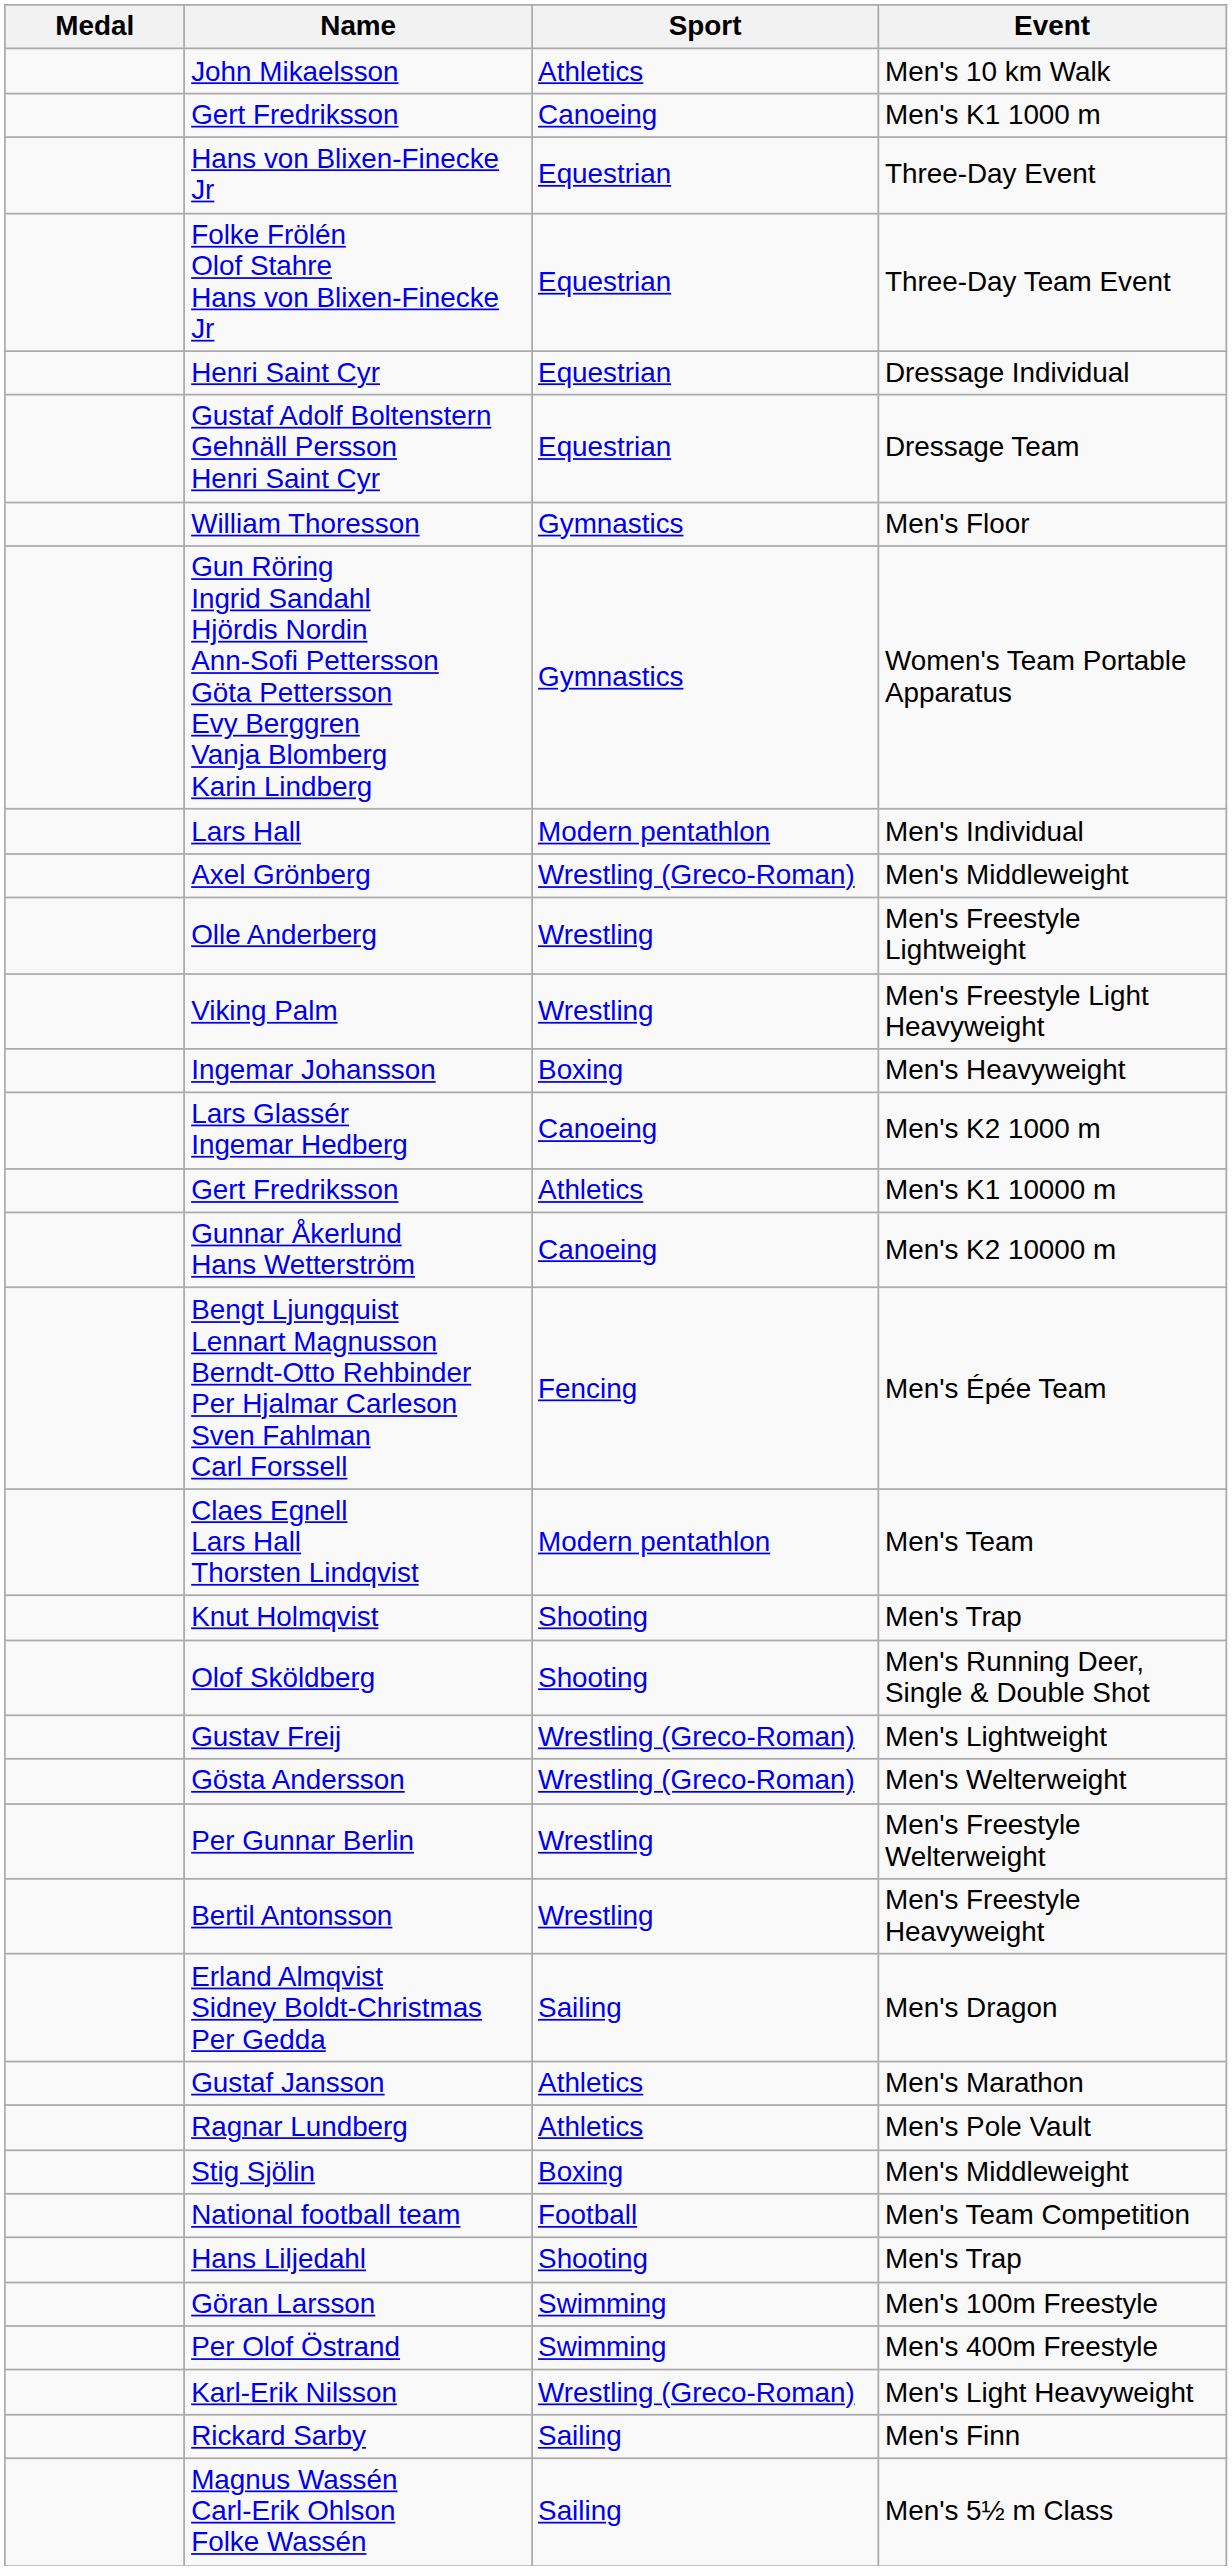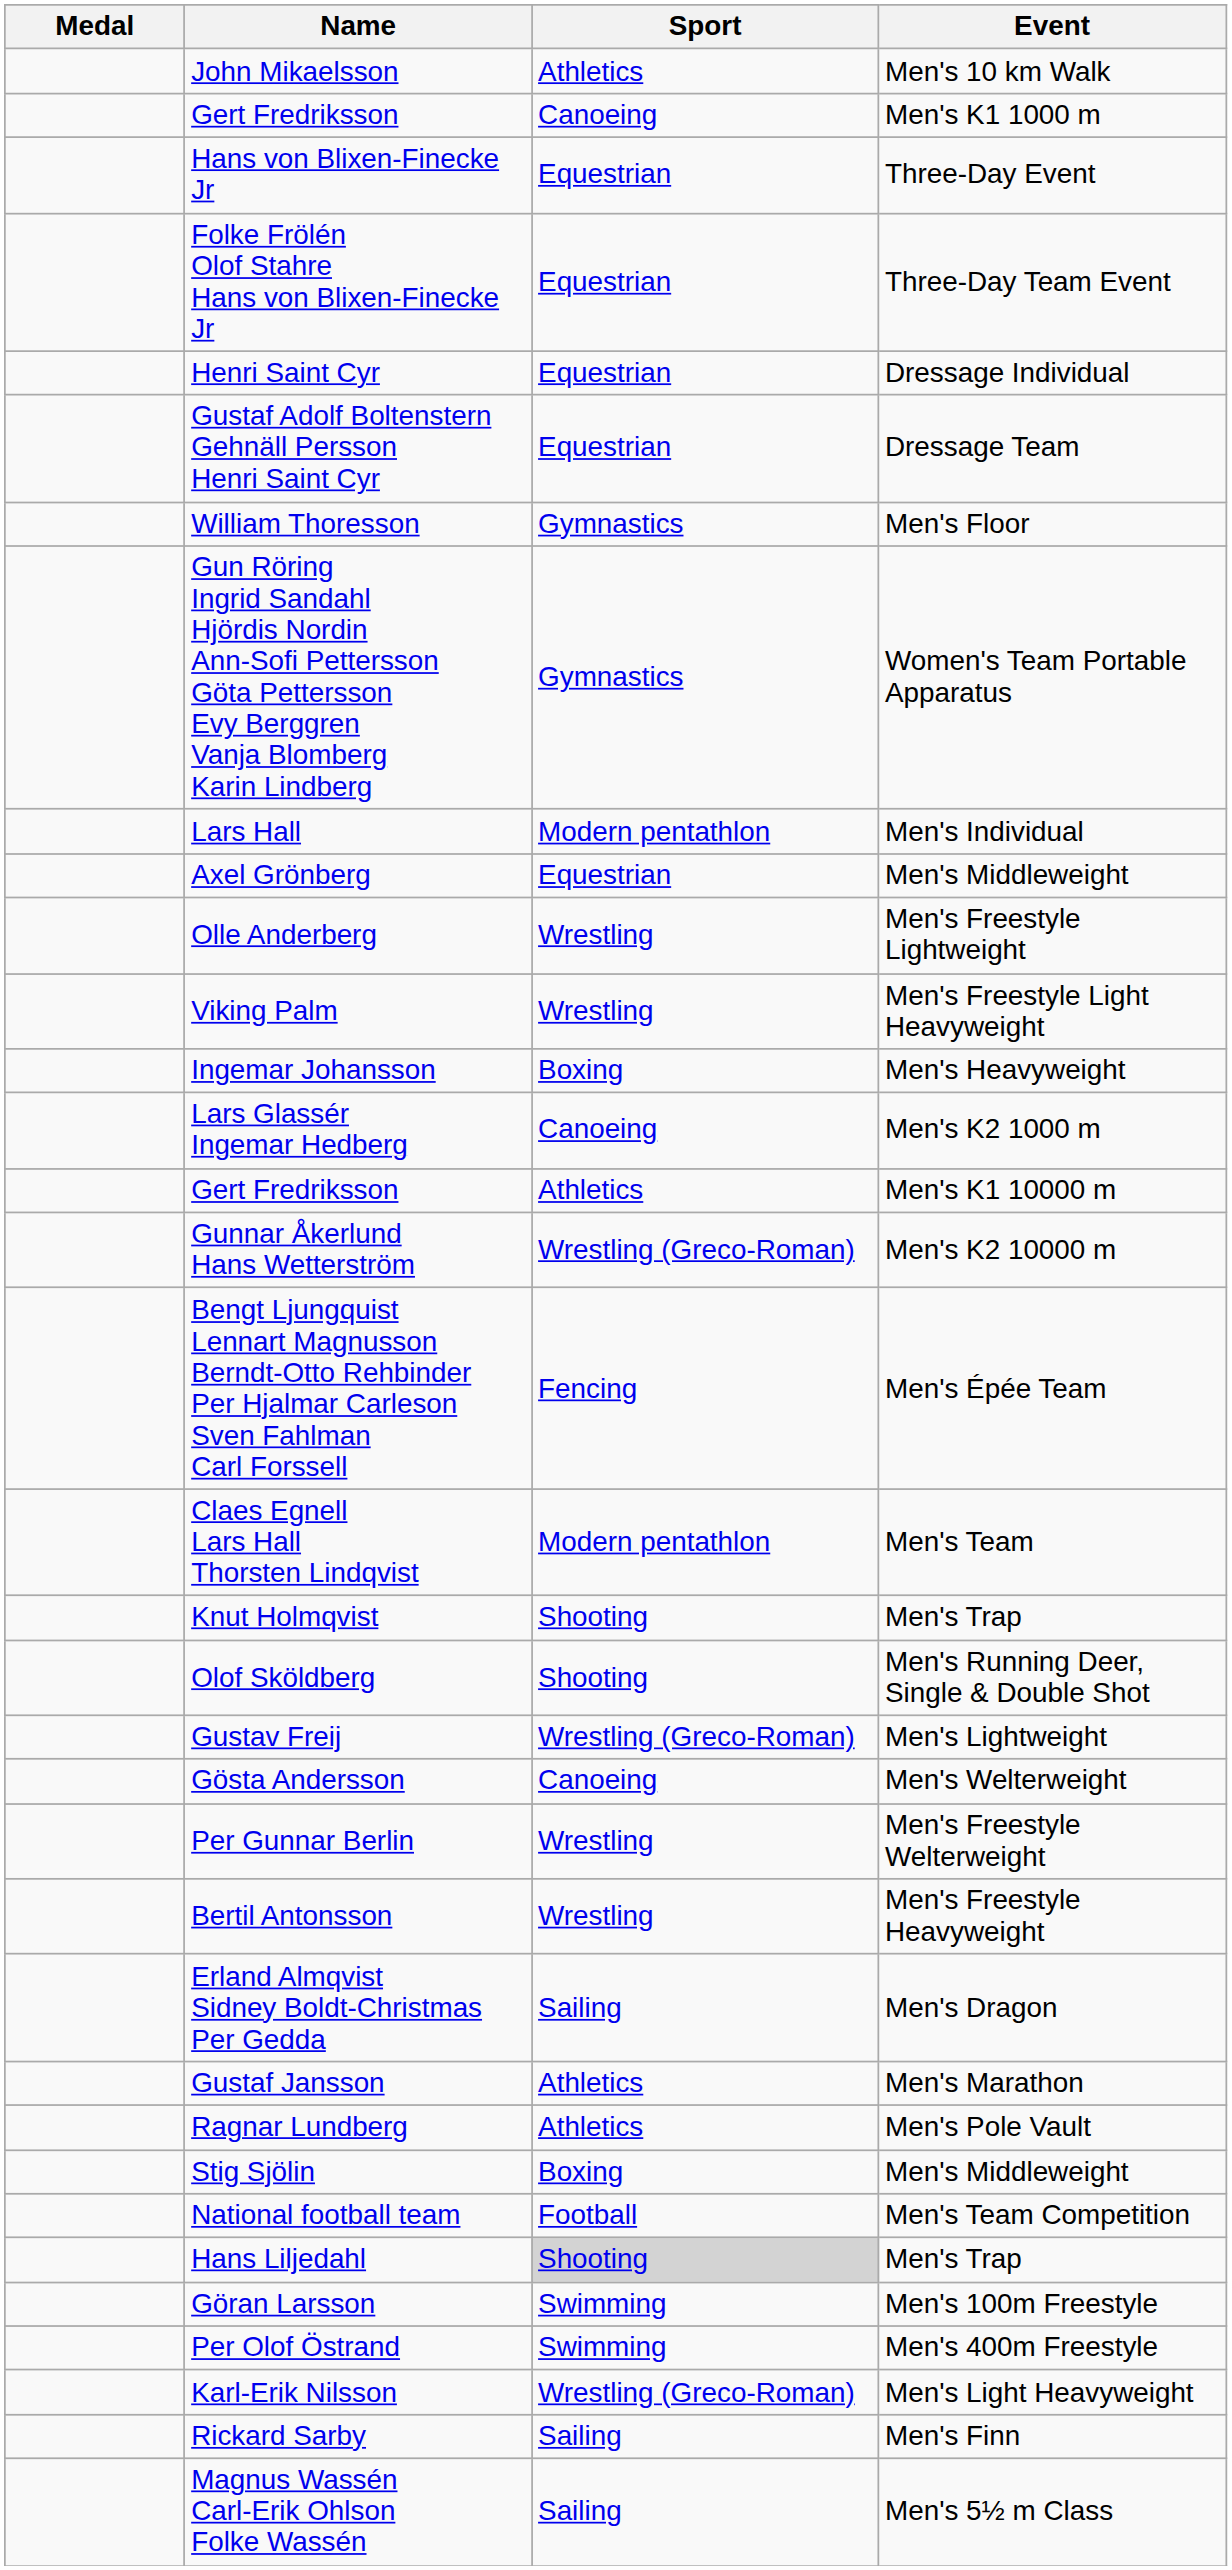(696, 875) Wrestling (Greco-Roman) -> (605, 875) Equestrian
(598, 1249) Canoeing -> (696, 1249) Wrestling (Greco-Roman)
(696, 1780) Wrestling (Greco-Roman) -> (598, 1780) Canoeing
(593, 2259) no background -> (593, 2259) lightgrey background
